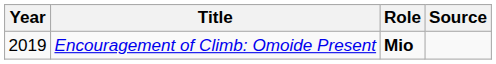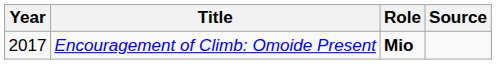(28, 45) 2019 -> (28, 45) 2017
